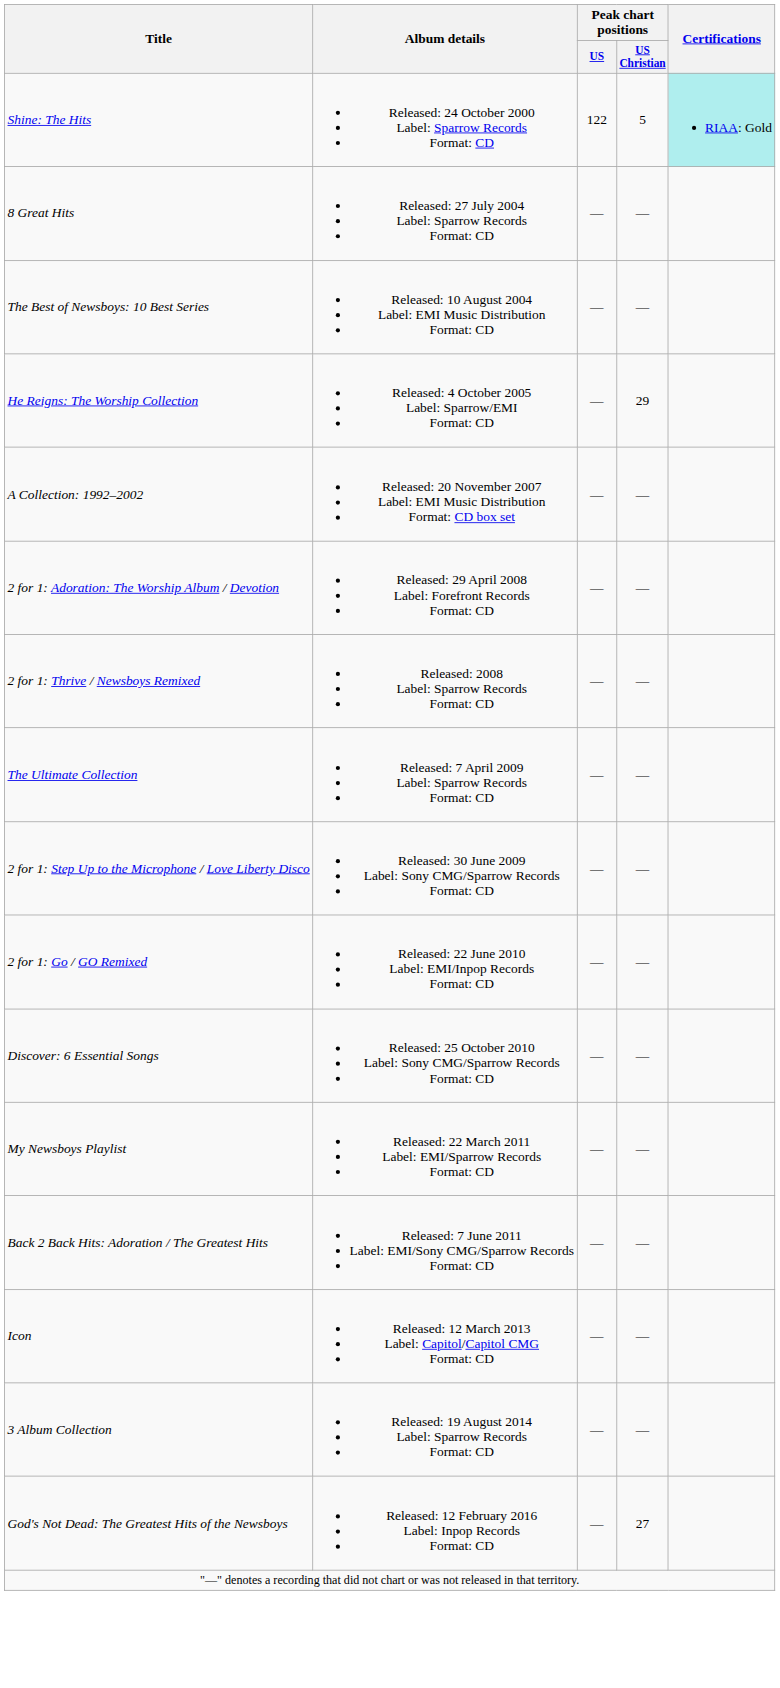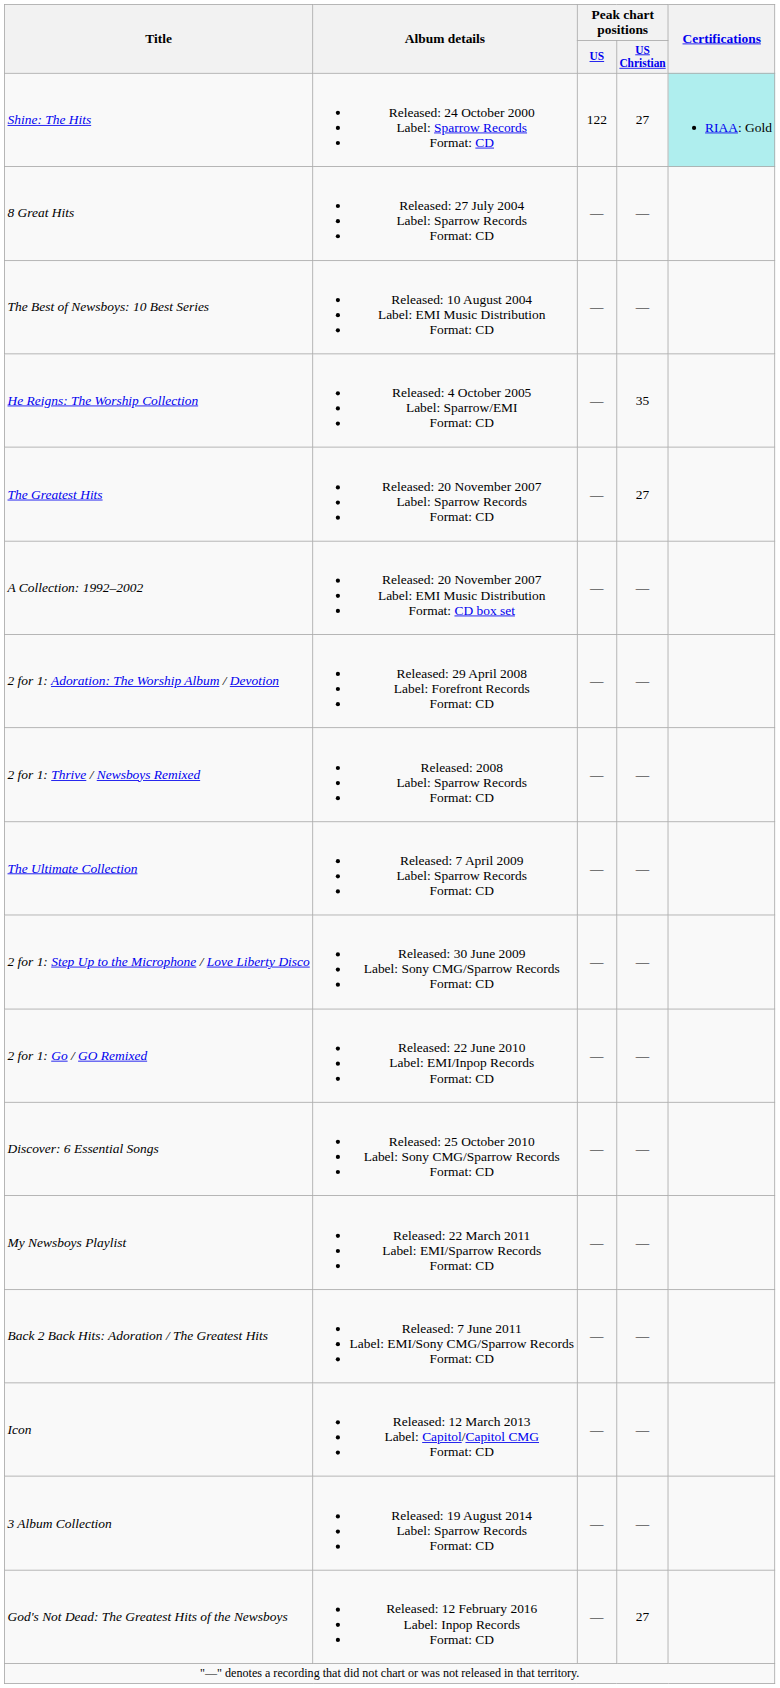(643, 119) 5 -> (643, 119) 27
(643, 400) 29 -> (643, 400) 35
+ row: (55, 494)
